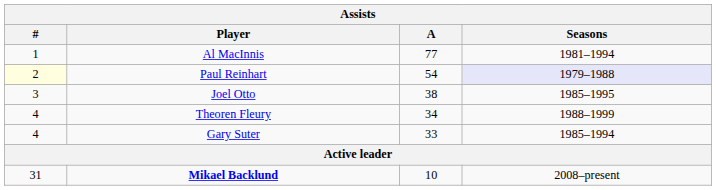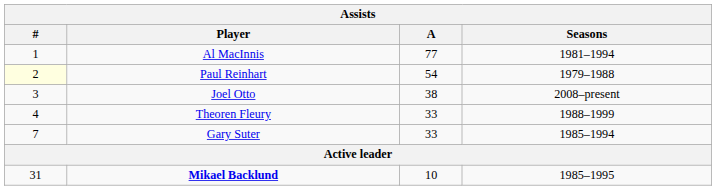(587, 74) lavender background -> (587, 74) no background
(587, 94) 1985–1995 -> (587, 94) 2008–present
(431, 114) 34 -> (431, 114) 33
(36, 135) 4 -> (36, 135) 7
(587, 175) 2008–present -> (587, 175) 1985–1995
